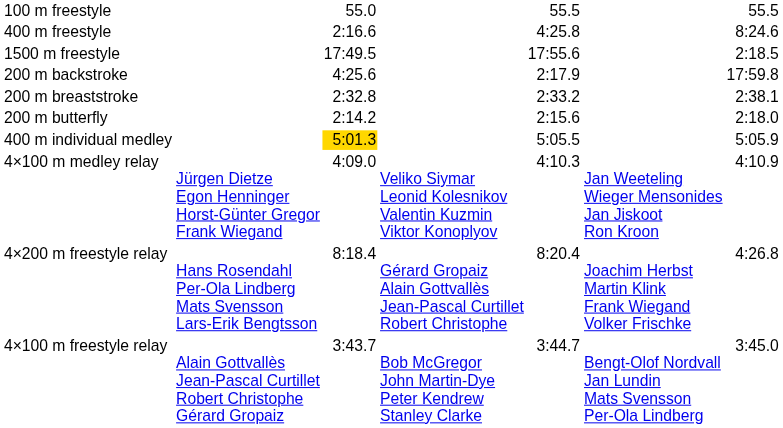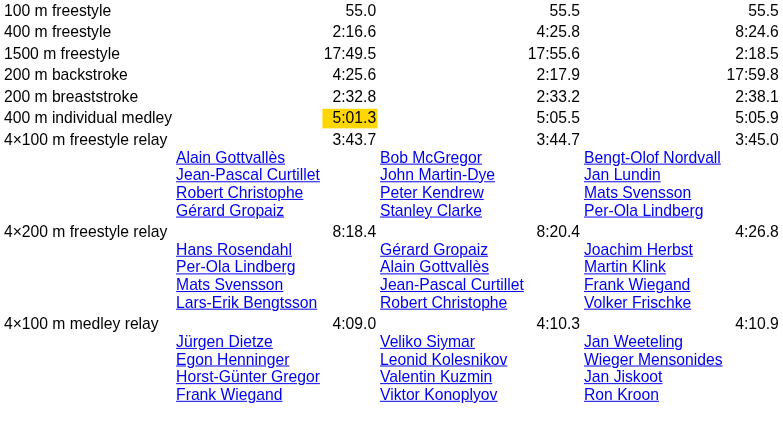- row: (56, 118)
rows swapped: (86, 345) <-> (81, 161)
